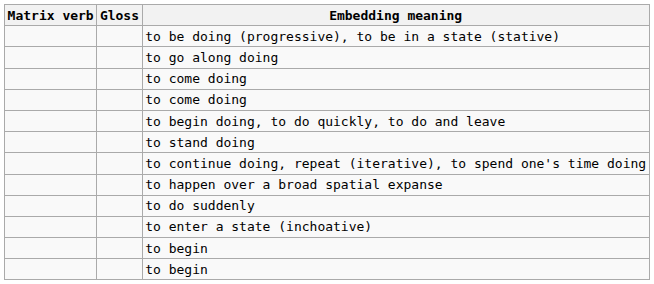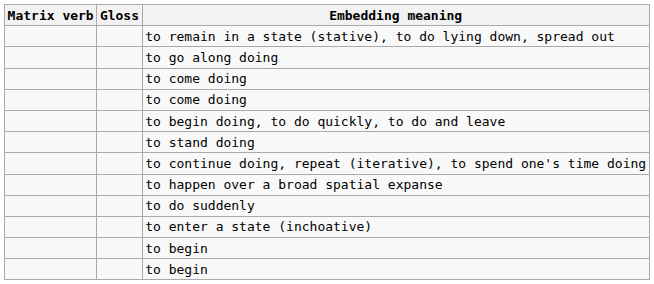- row: (51, 36)
+ row: (51, 36)
